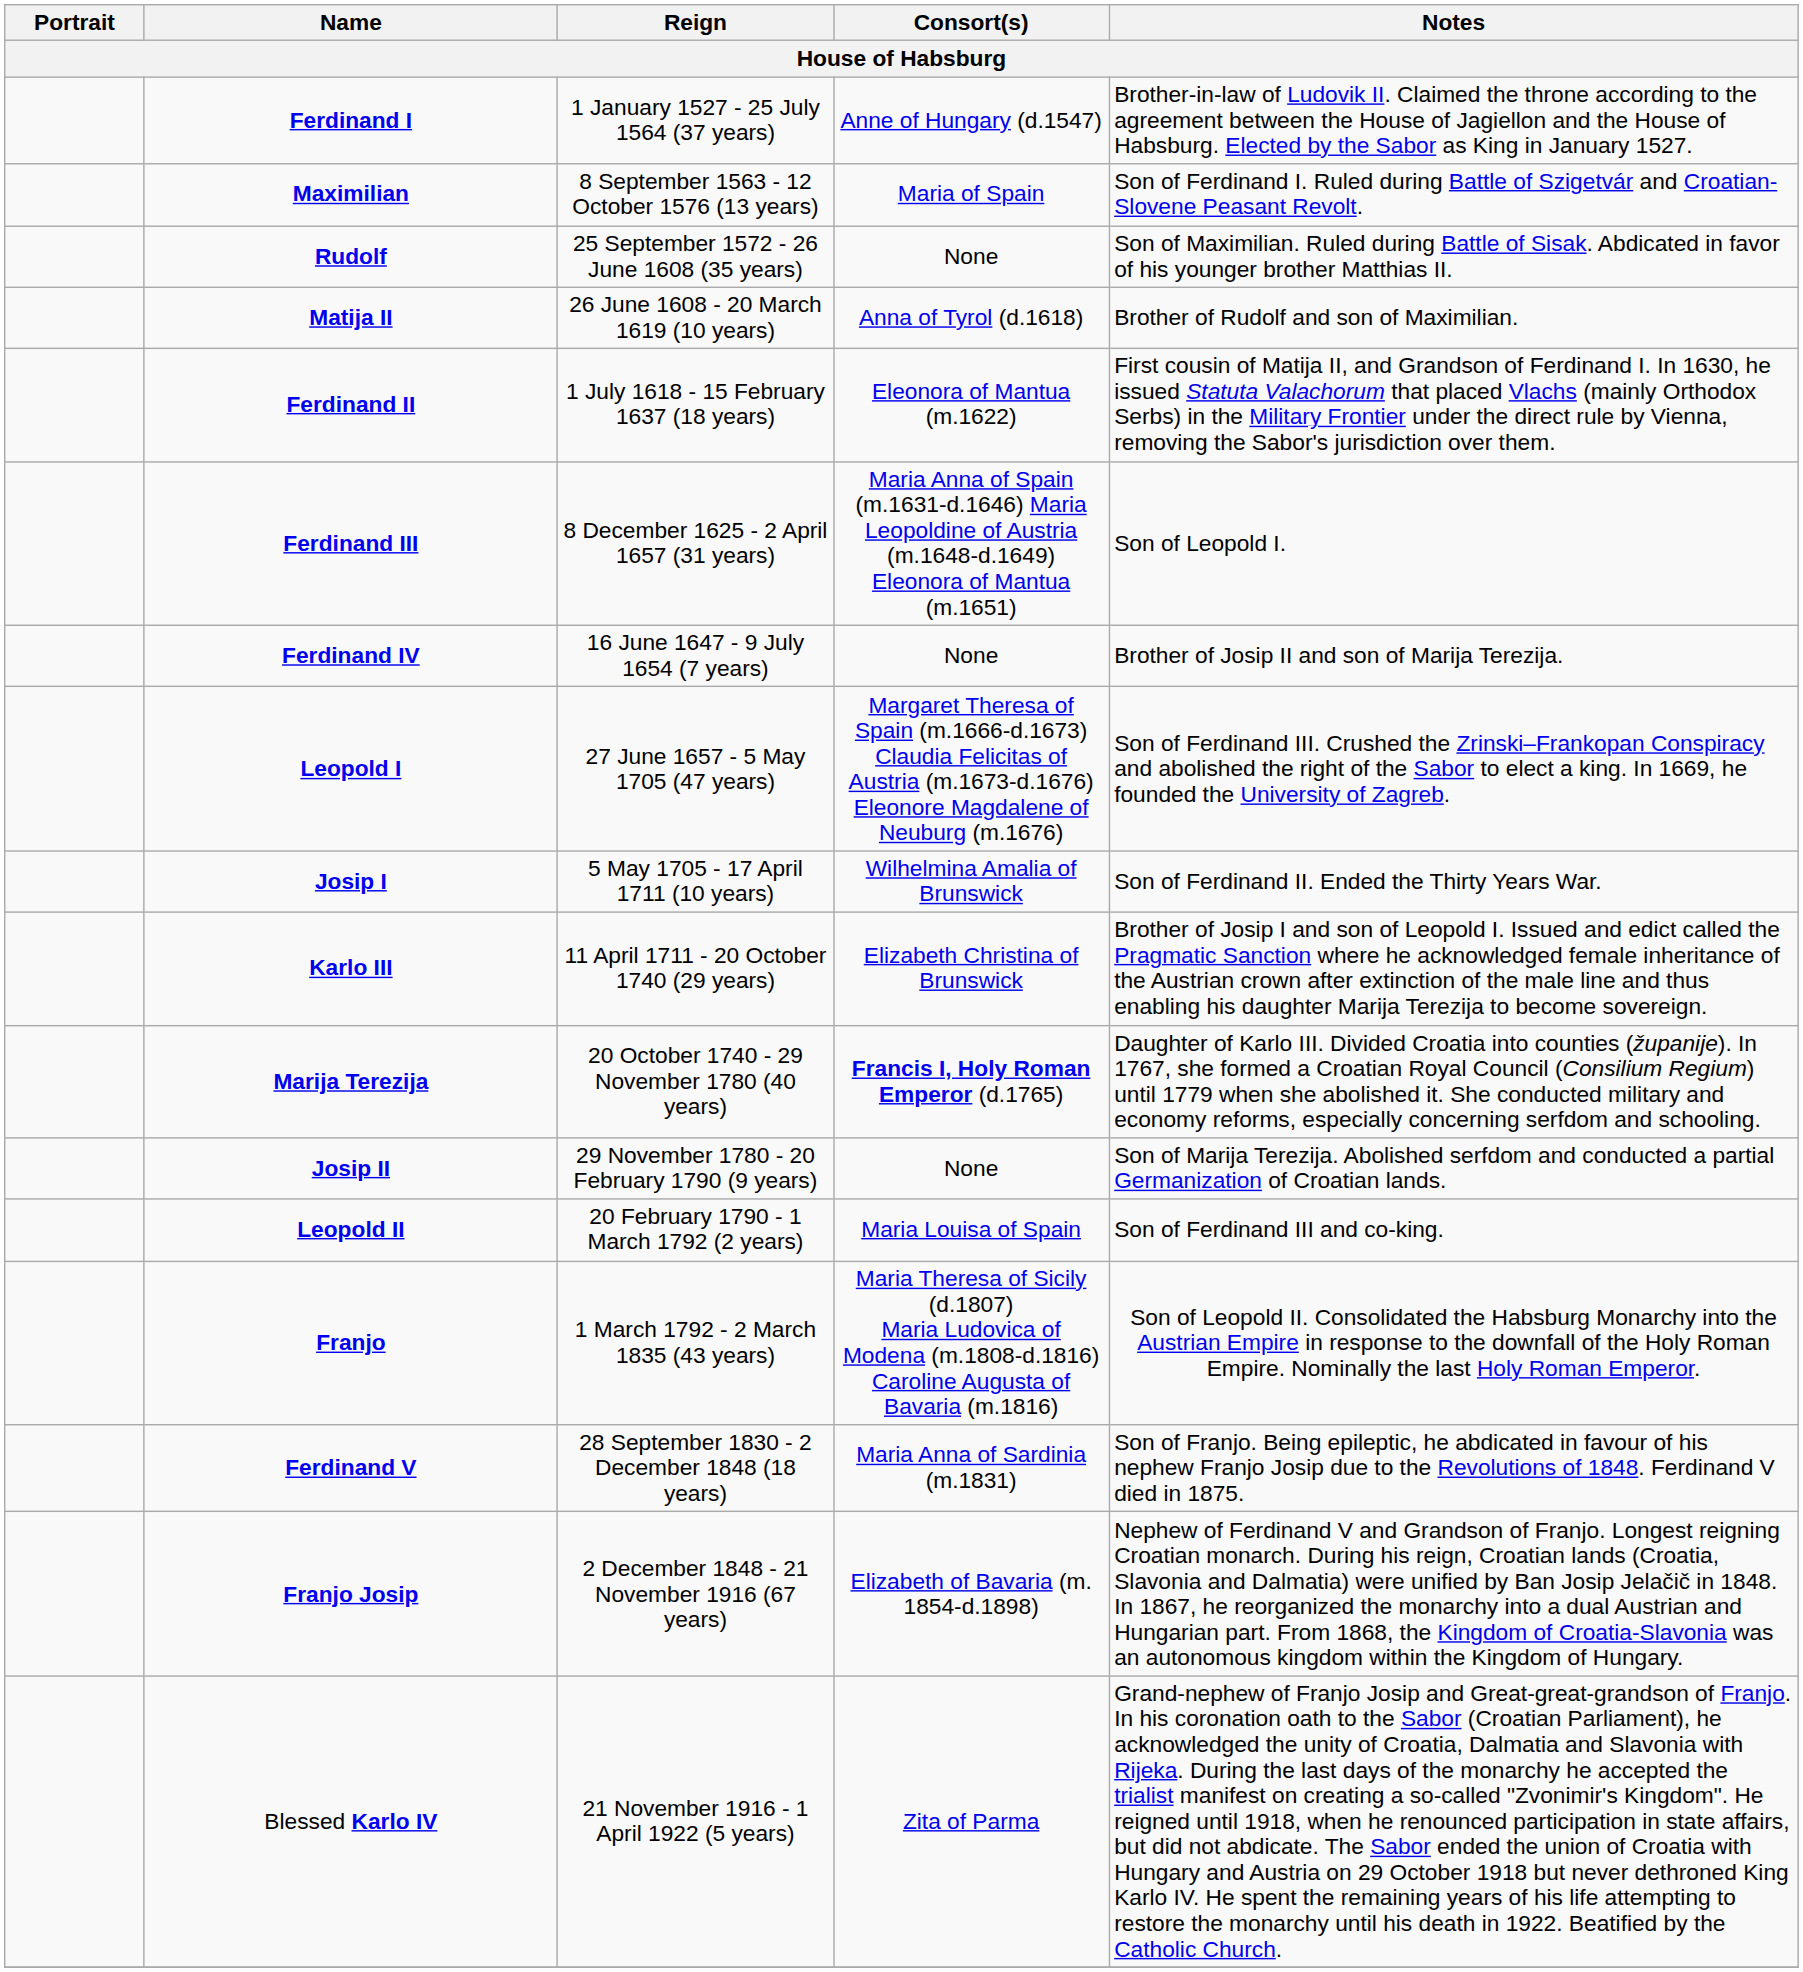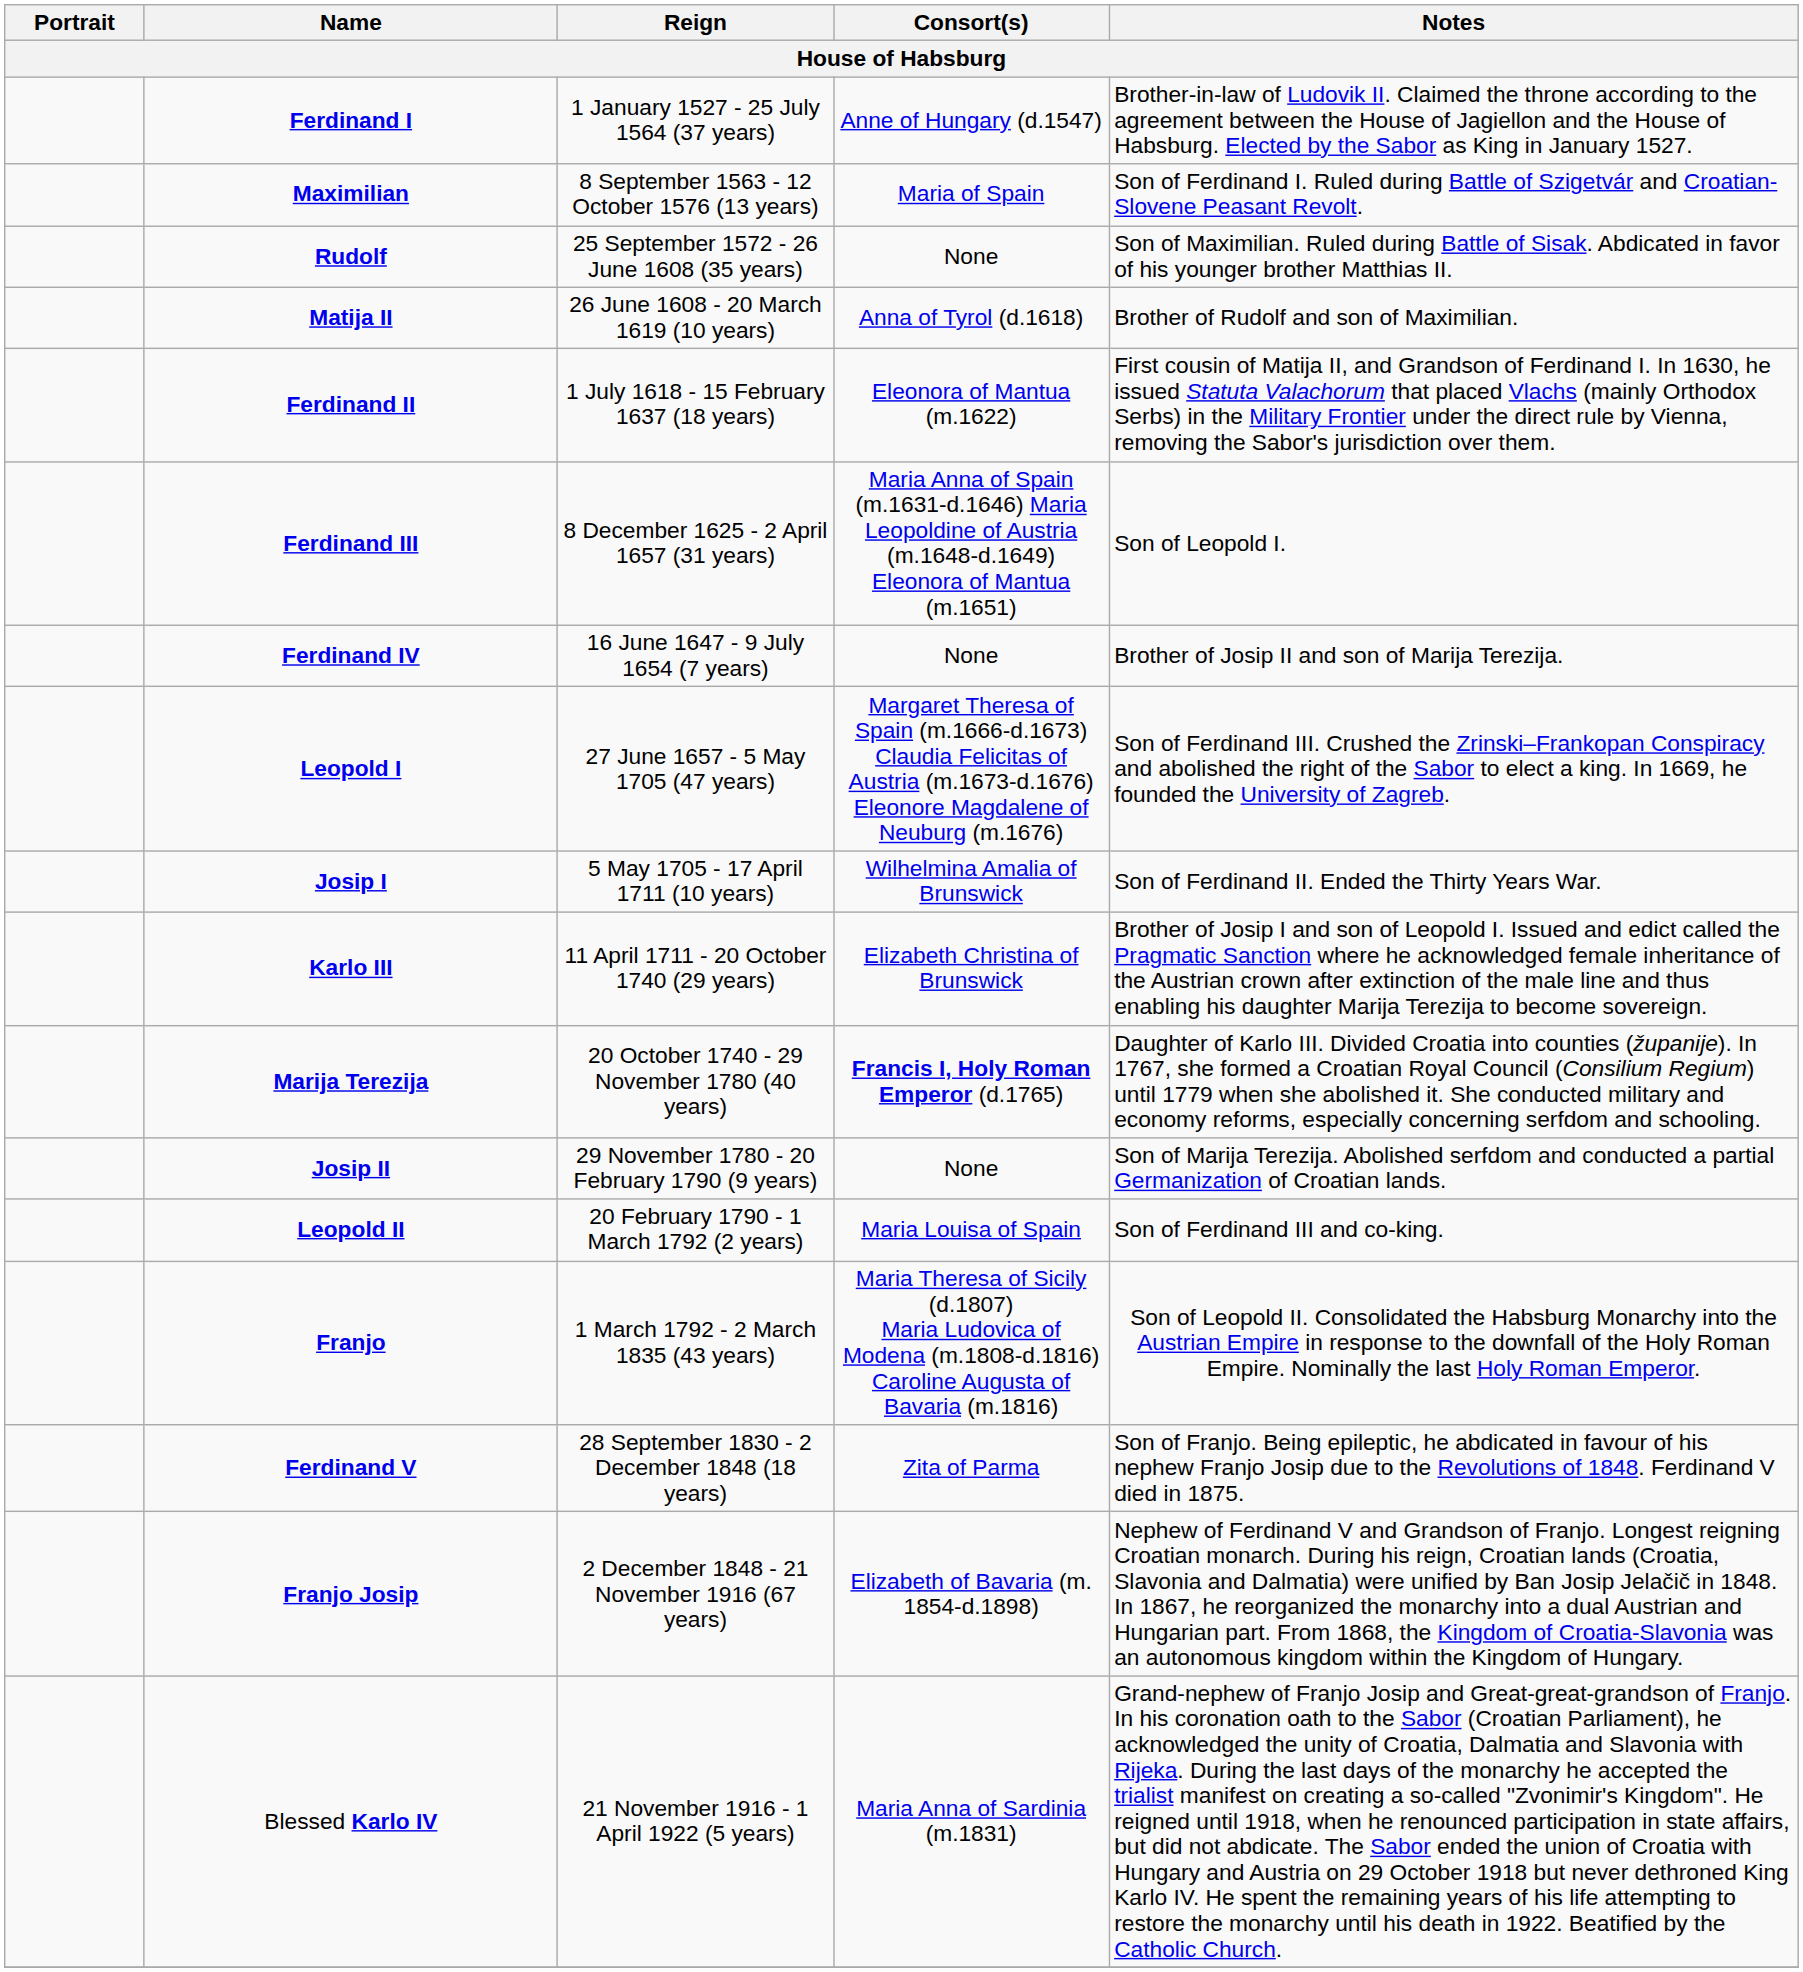(971, 1468) Maria Anna of Sardinia (m.1831) -> (971, 1468) Zita of Parma
(971, 1821) Zita of Parma -> (971, 1821) Maria Anna of Sardinia (m.1831)
